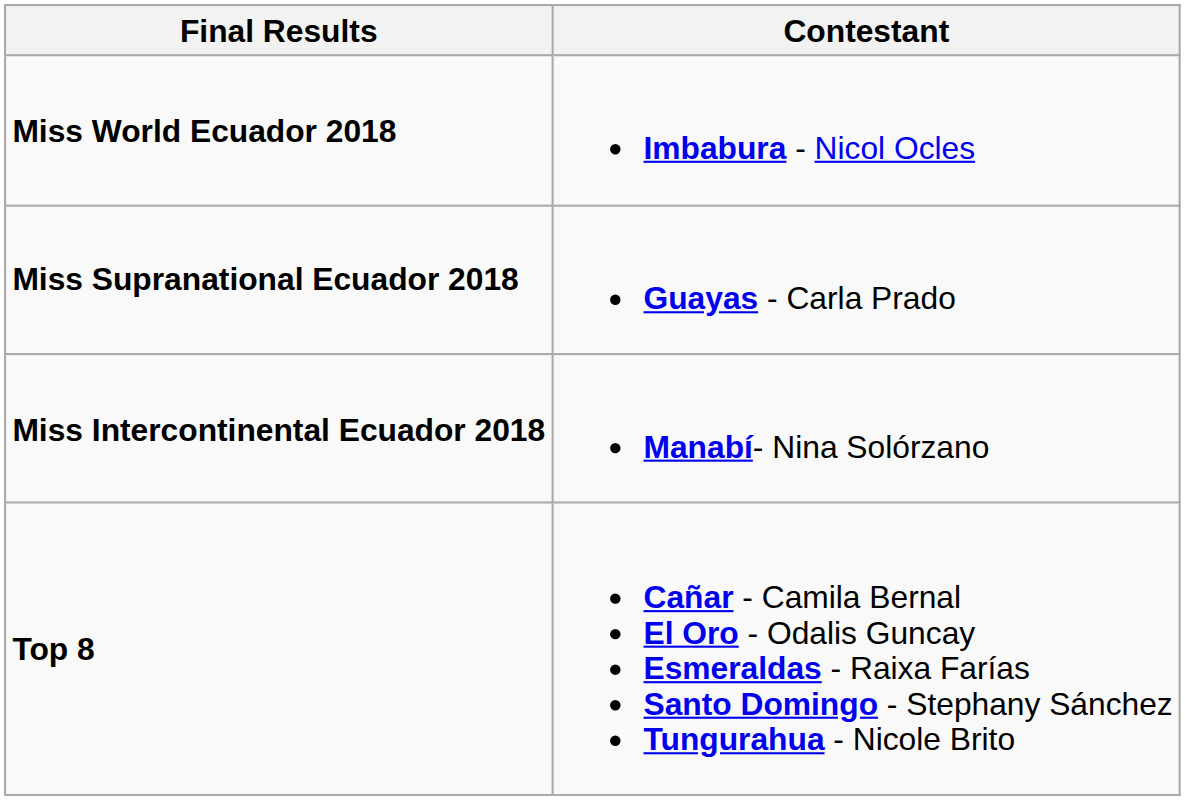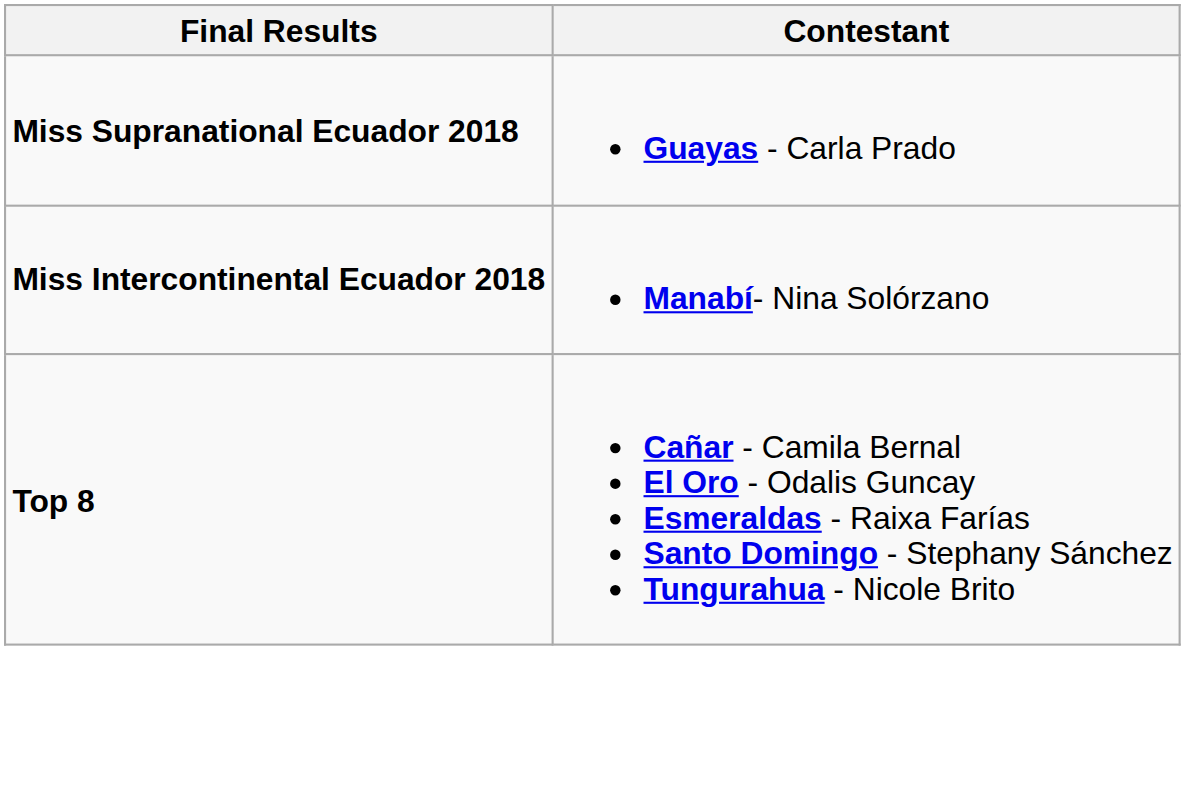- row: (204, 130)
